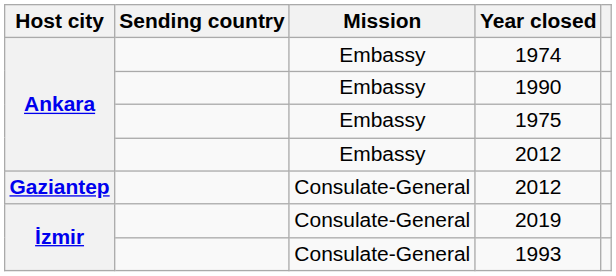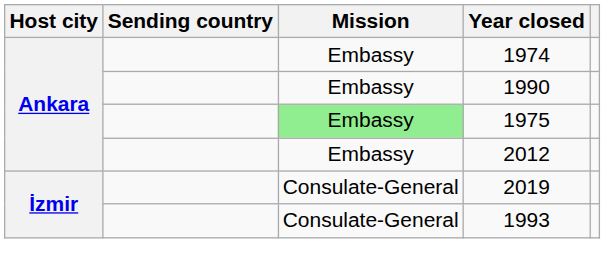(382, 120) no background -> (371, 120) lightgreen background
- row: (60, 187)
